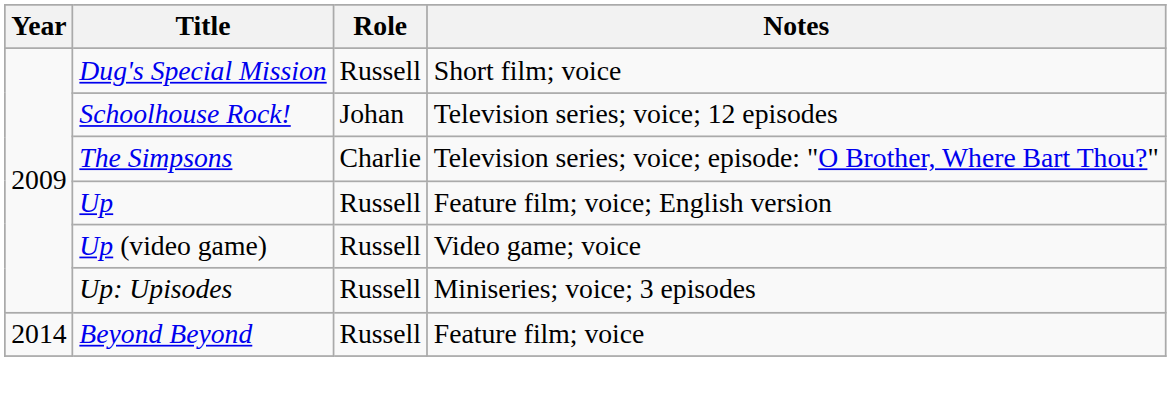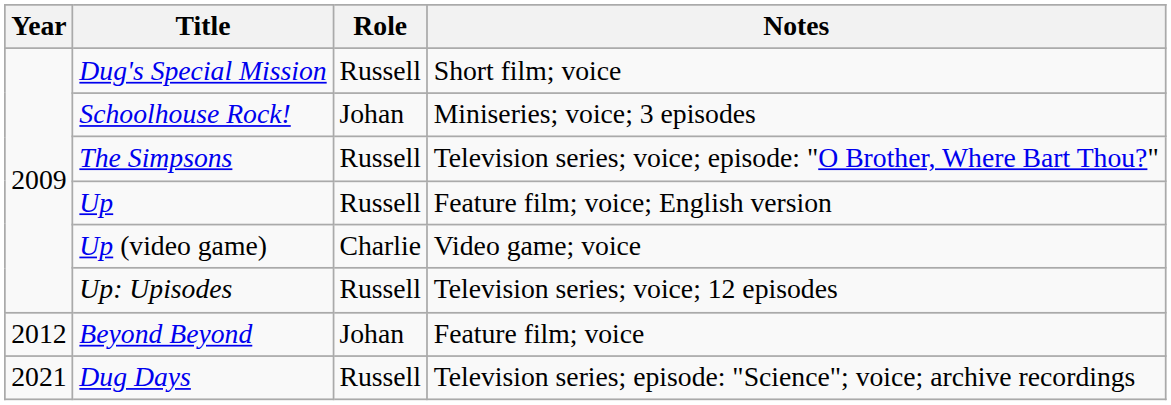(636, 114) Television series; voice; 12 episodes -> (595, 114) Miniseries; voice; 3 episodes
(380, 158) Charlie -> (380, 158) Russell
(380, 245) Russell -> (380, 245) Charlie
(595, 289) Miniseries; voice; 3 episodes -> (636, 289) Television series; voice; 12 episodes
(39, 333) 2014 -> (39, 333) 2012
(380, 333) Russell -> (372, 333) Johan
+ row: (135, 377)
